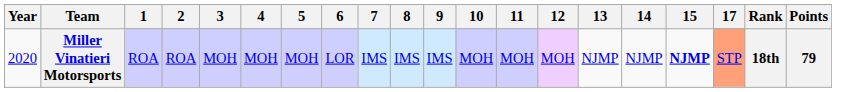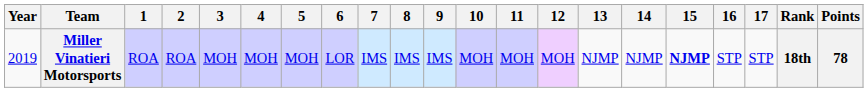+ column: (729, 16)
(22, 58) 2020 -> (22, 58) 2019
(729, 58) lightsalmon background -> (761, 58) no background
(809, 58) 79 -> (841, 58) 78
